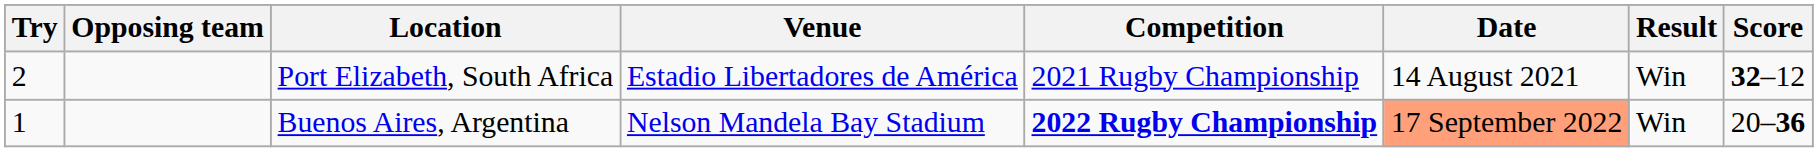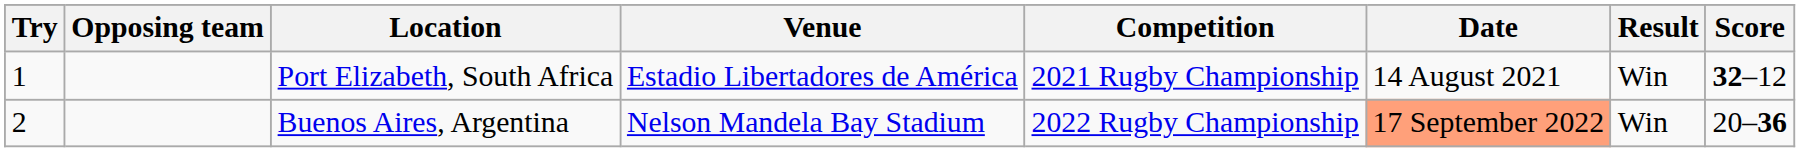(19, 75) 2 -> (19, 75) 1
(19, 122) 1 -> (19, 122) 2
(1204, 122) bold -> (1195, 122) normal
